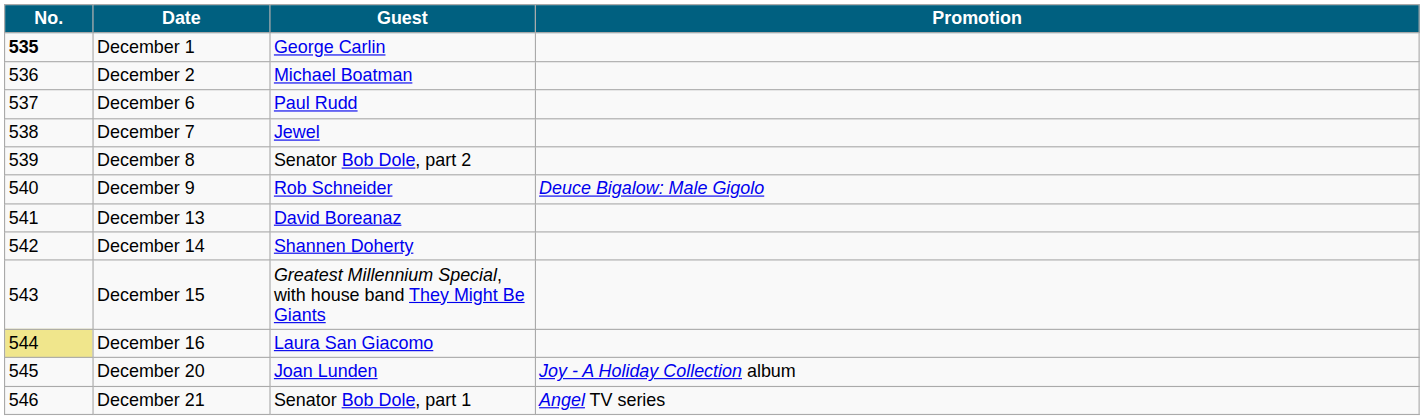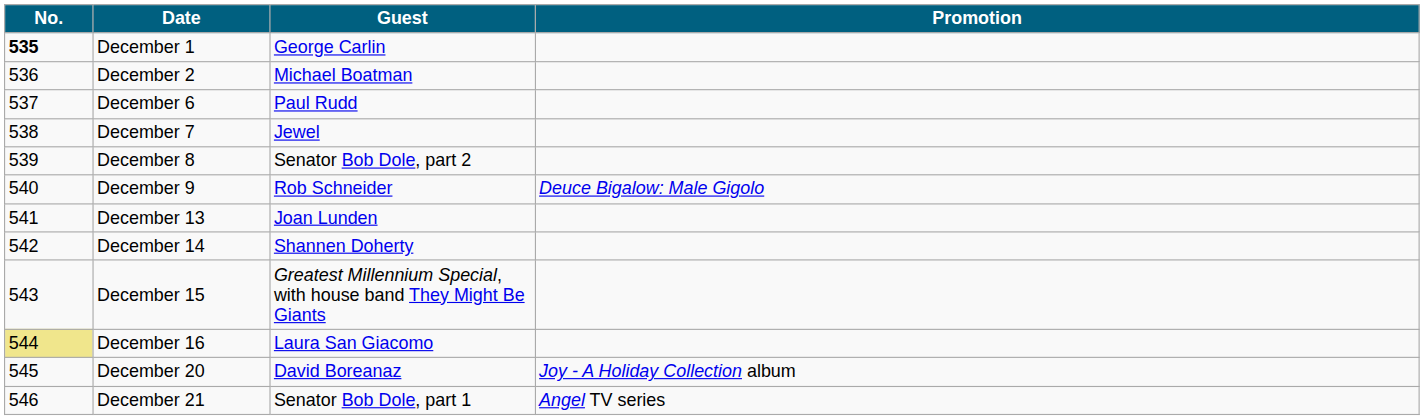(338, 217) David Boreanaz -> (326, 217) Joan Lunden
(326, 371) Joan Lunden -> (338, 371) David Boreanaz
